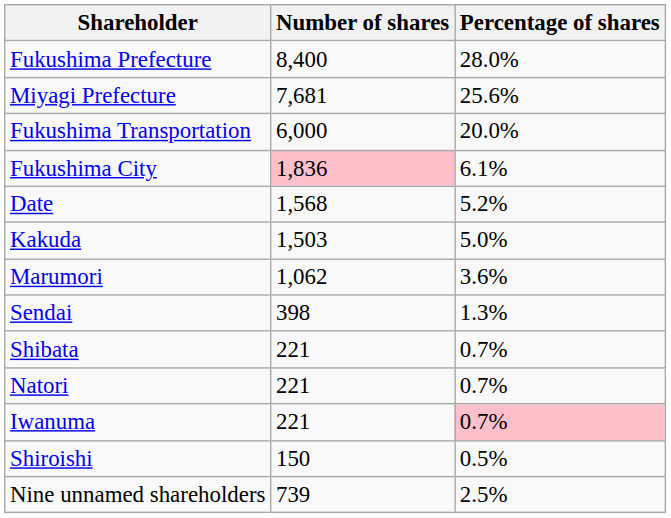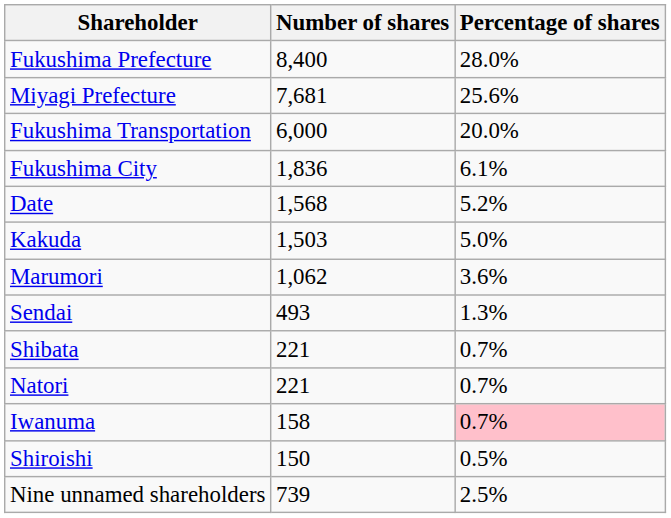(302, 167) pink background -> (302, 167) no background
(293, 312) 398 -> (293, 312) 493
(293, 421) 221 -> (293, 421) 158
